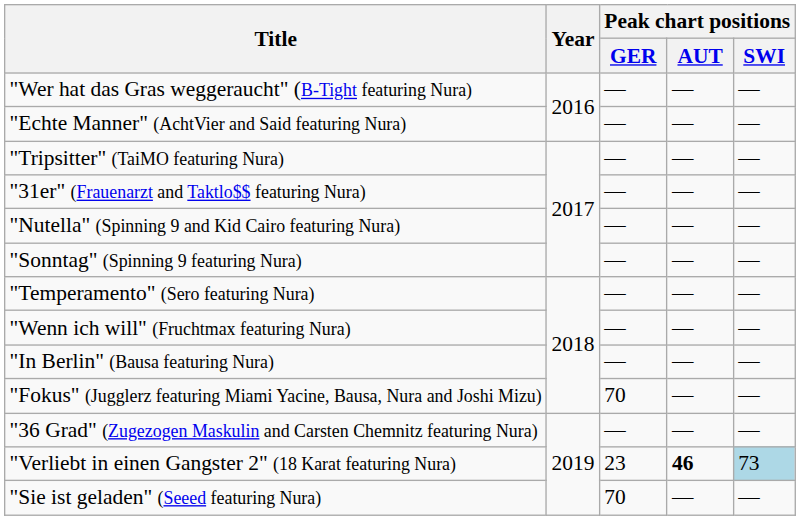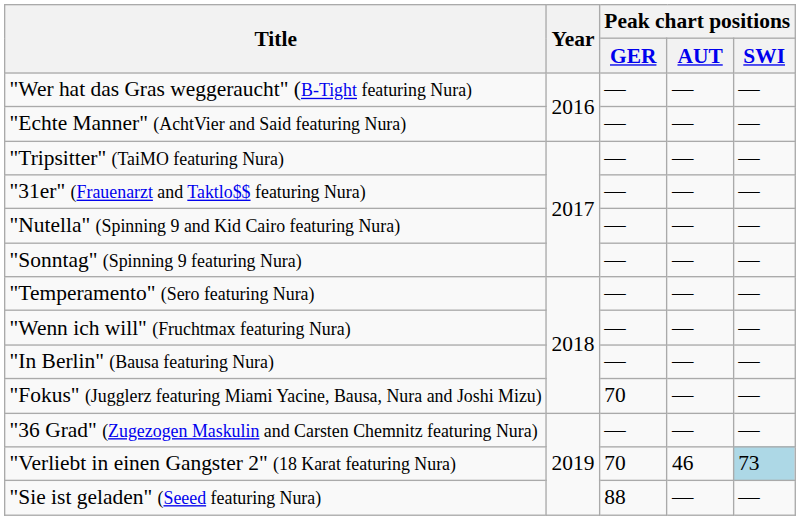(615, 463) 23 -> (615, 463) 70
(683, 463) bold -> (683, 463) normal
(615, 497) 70 -> (615, 497) 88
